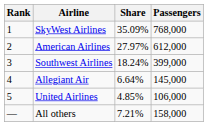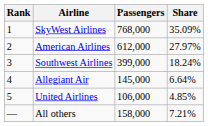columns swapped: (177, 13) <-> (133, 13)
